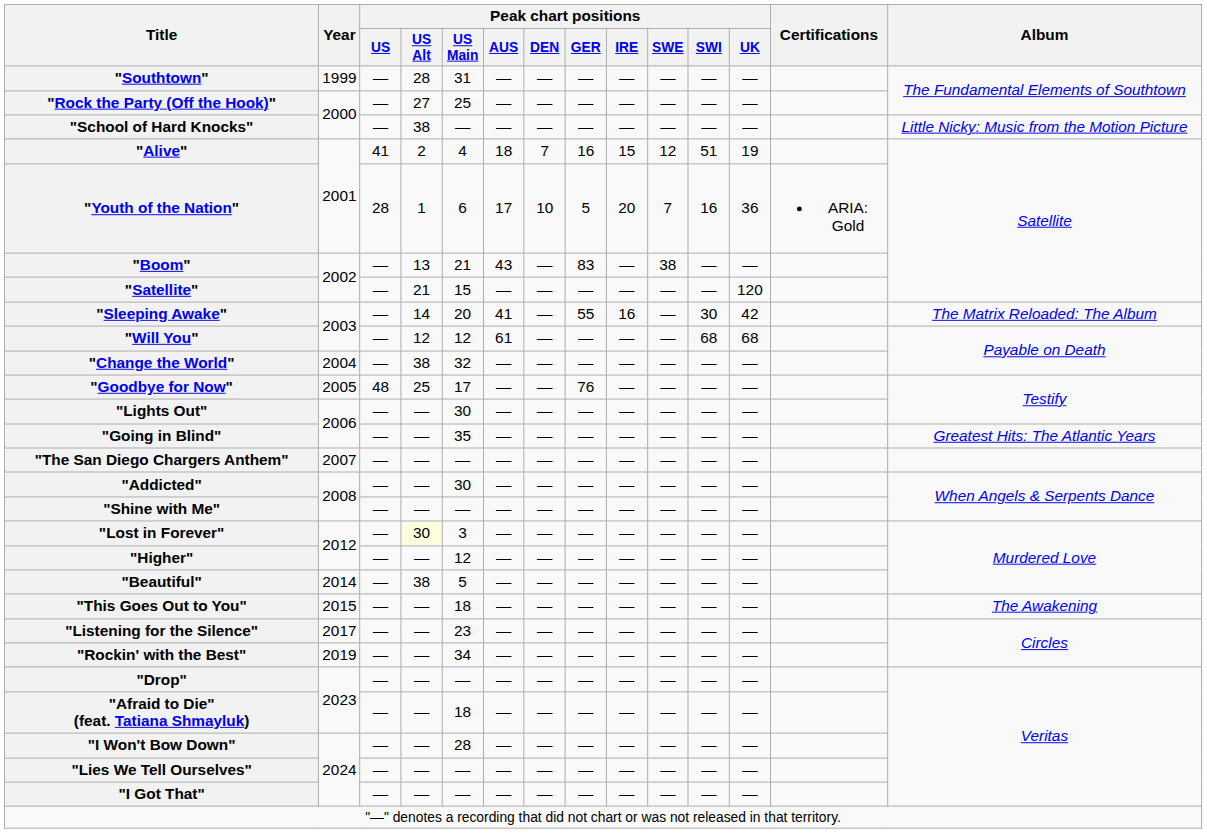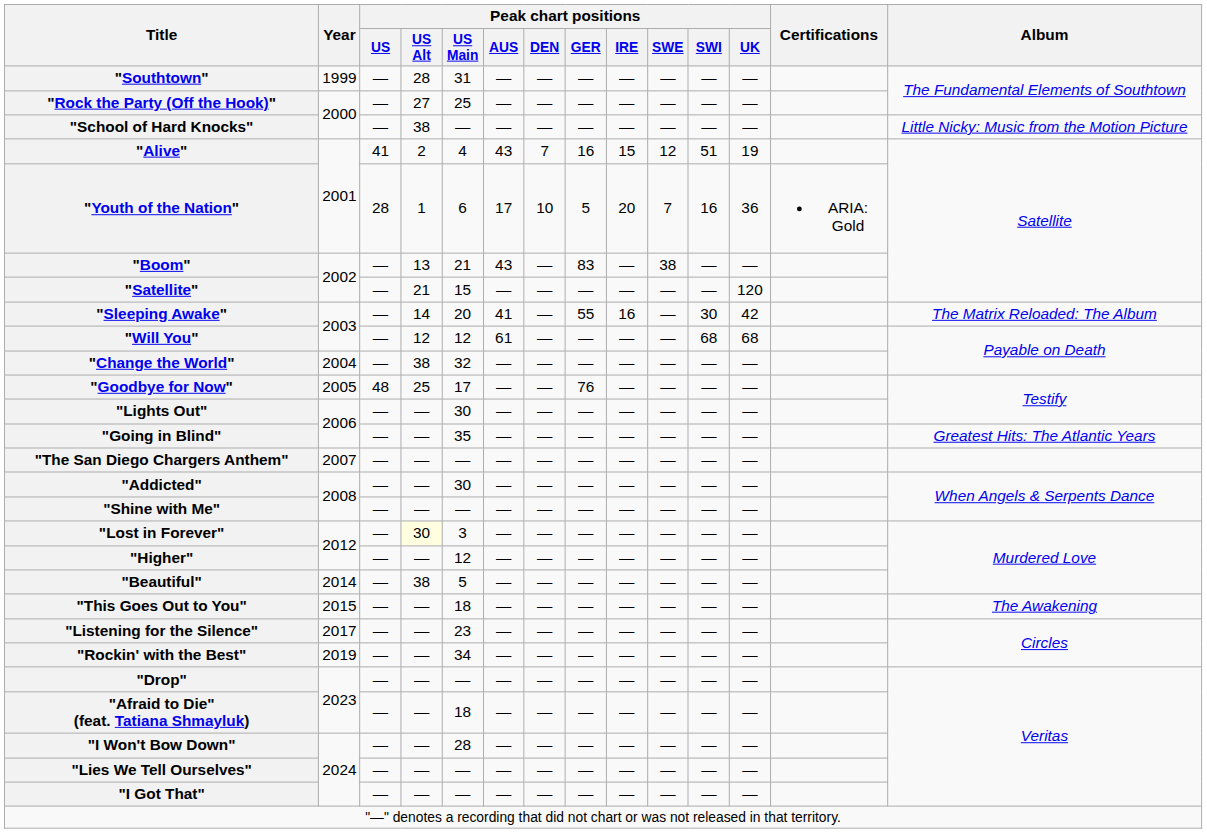(504, 151) 18 -> (504, 151) 43
